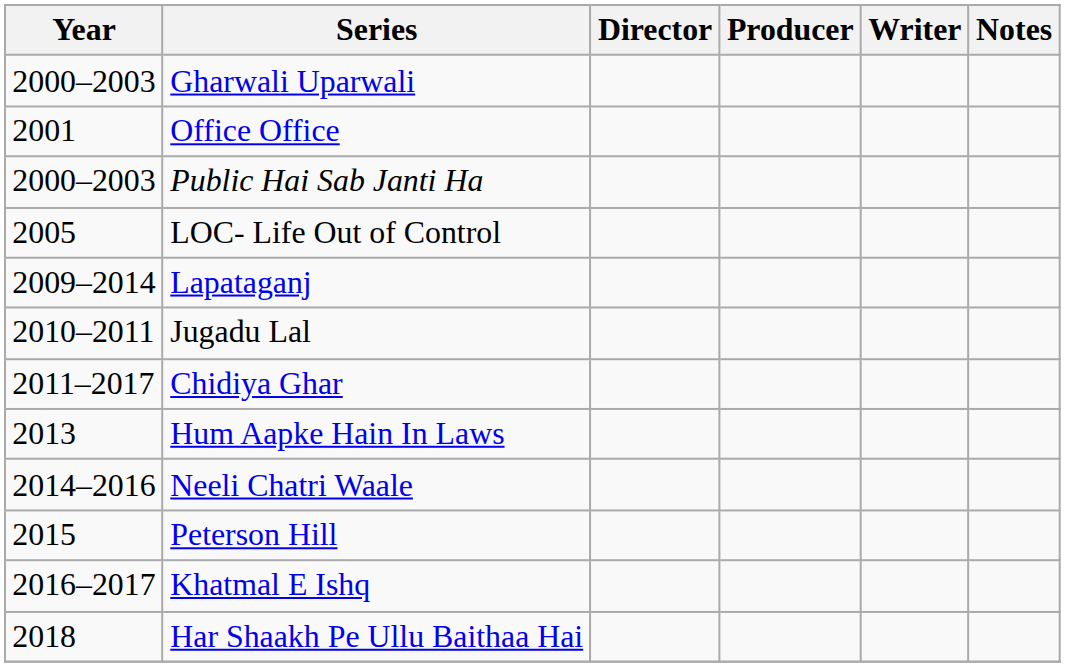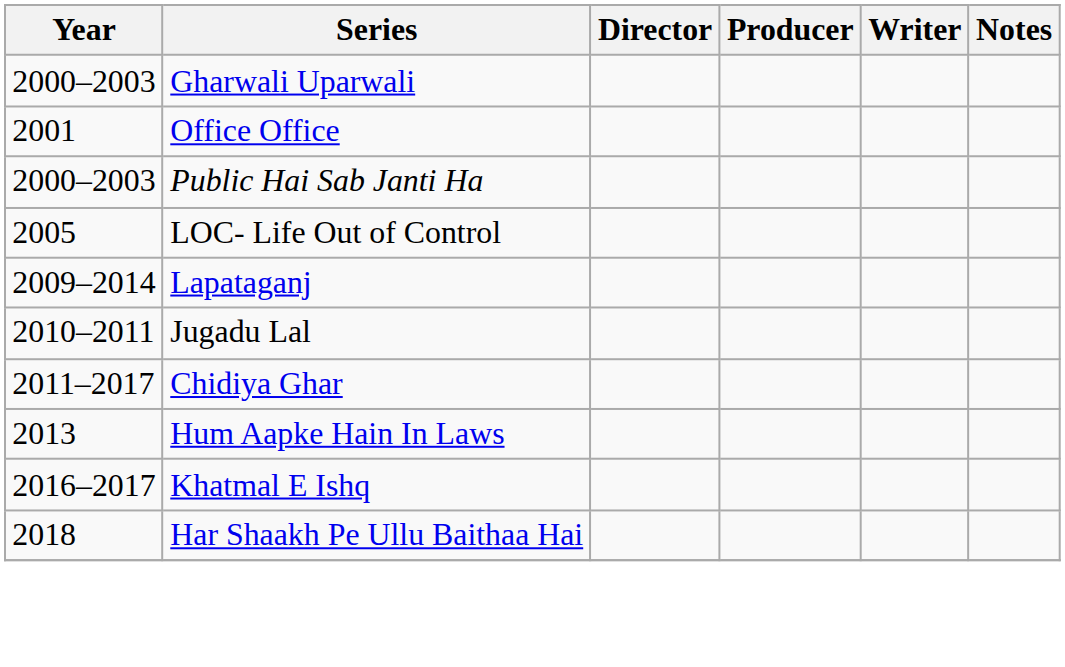- row: (292, 484)
- row: (254, 534)
